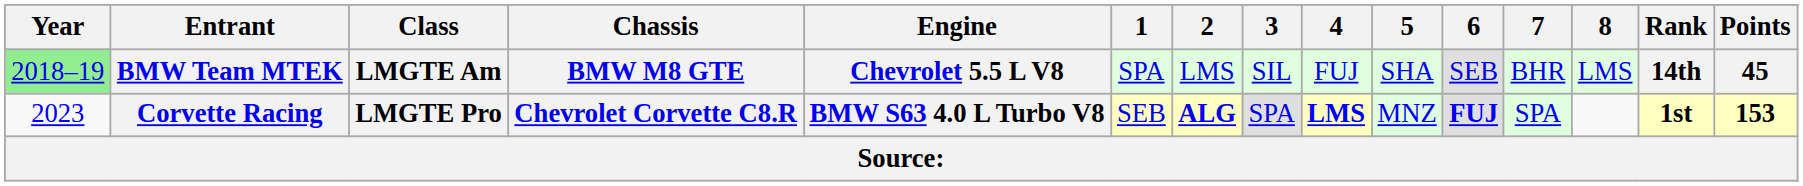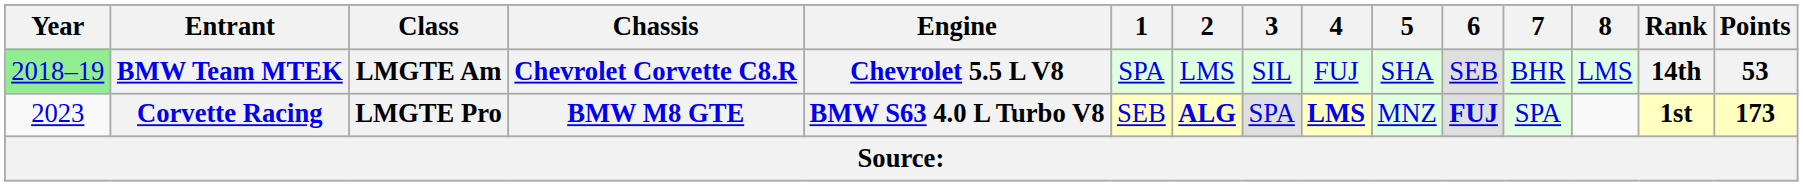(656, 70) BMW M8 GTE -> (656, 70) Chevrolet Corvette C8.R
(1755, 70) 45 -> (1755, 70) 53
(656, 114) Chevrolet Corvette C8.R -> (656, 114) BMW M8 GTE
(1755, 114) 153 -> (1755, 114) 173
